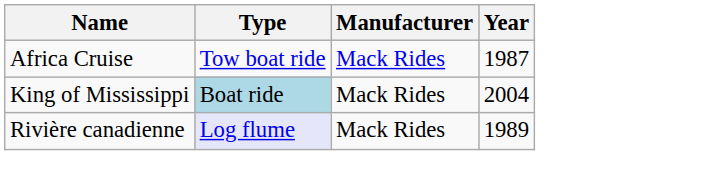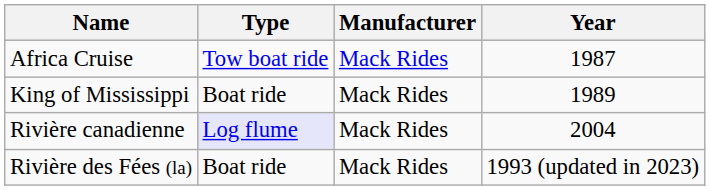(242, 94) lightblue background -> (244, 94) no background
(506, 94) 2004 -> (593, 94) 1989
(506, 130) 1989 -> (593, 130) 2004
+ row: (101, 166)
